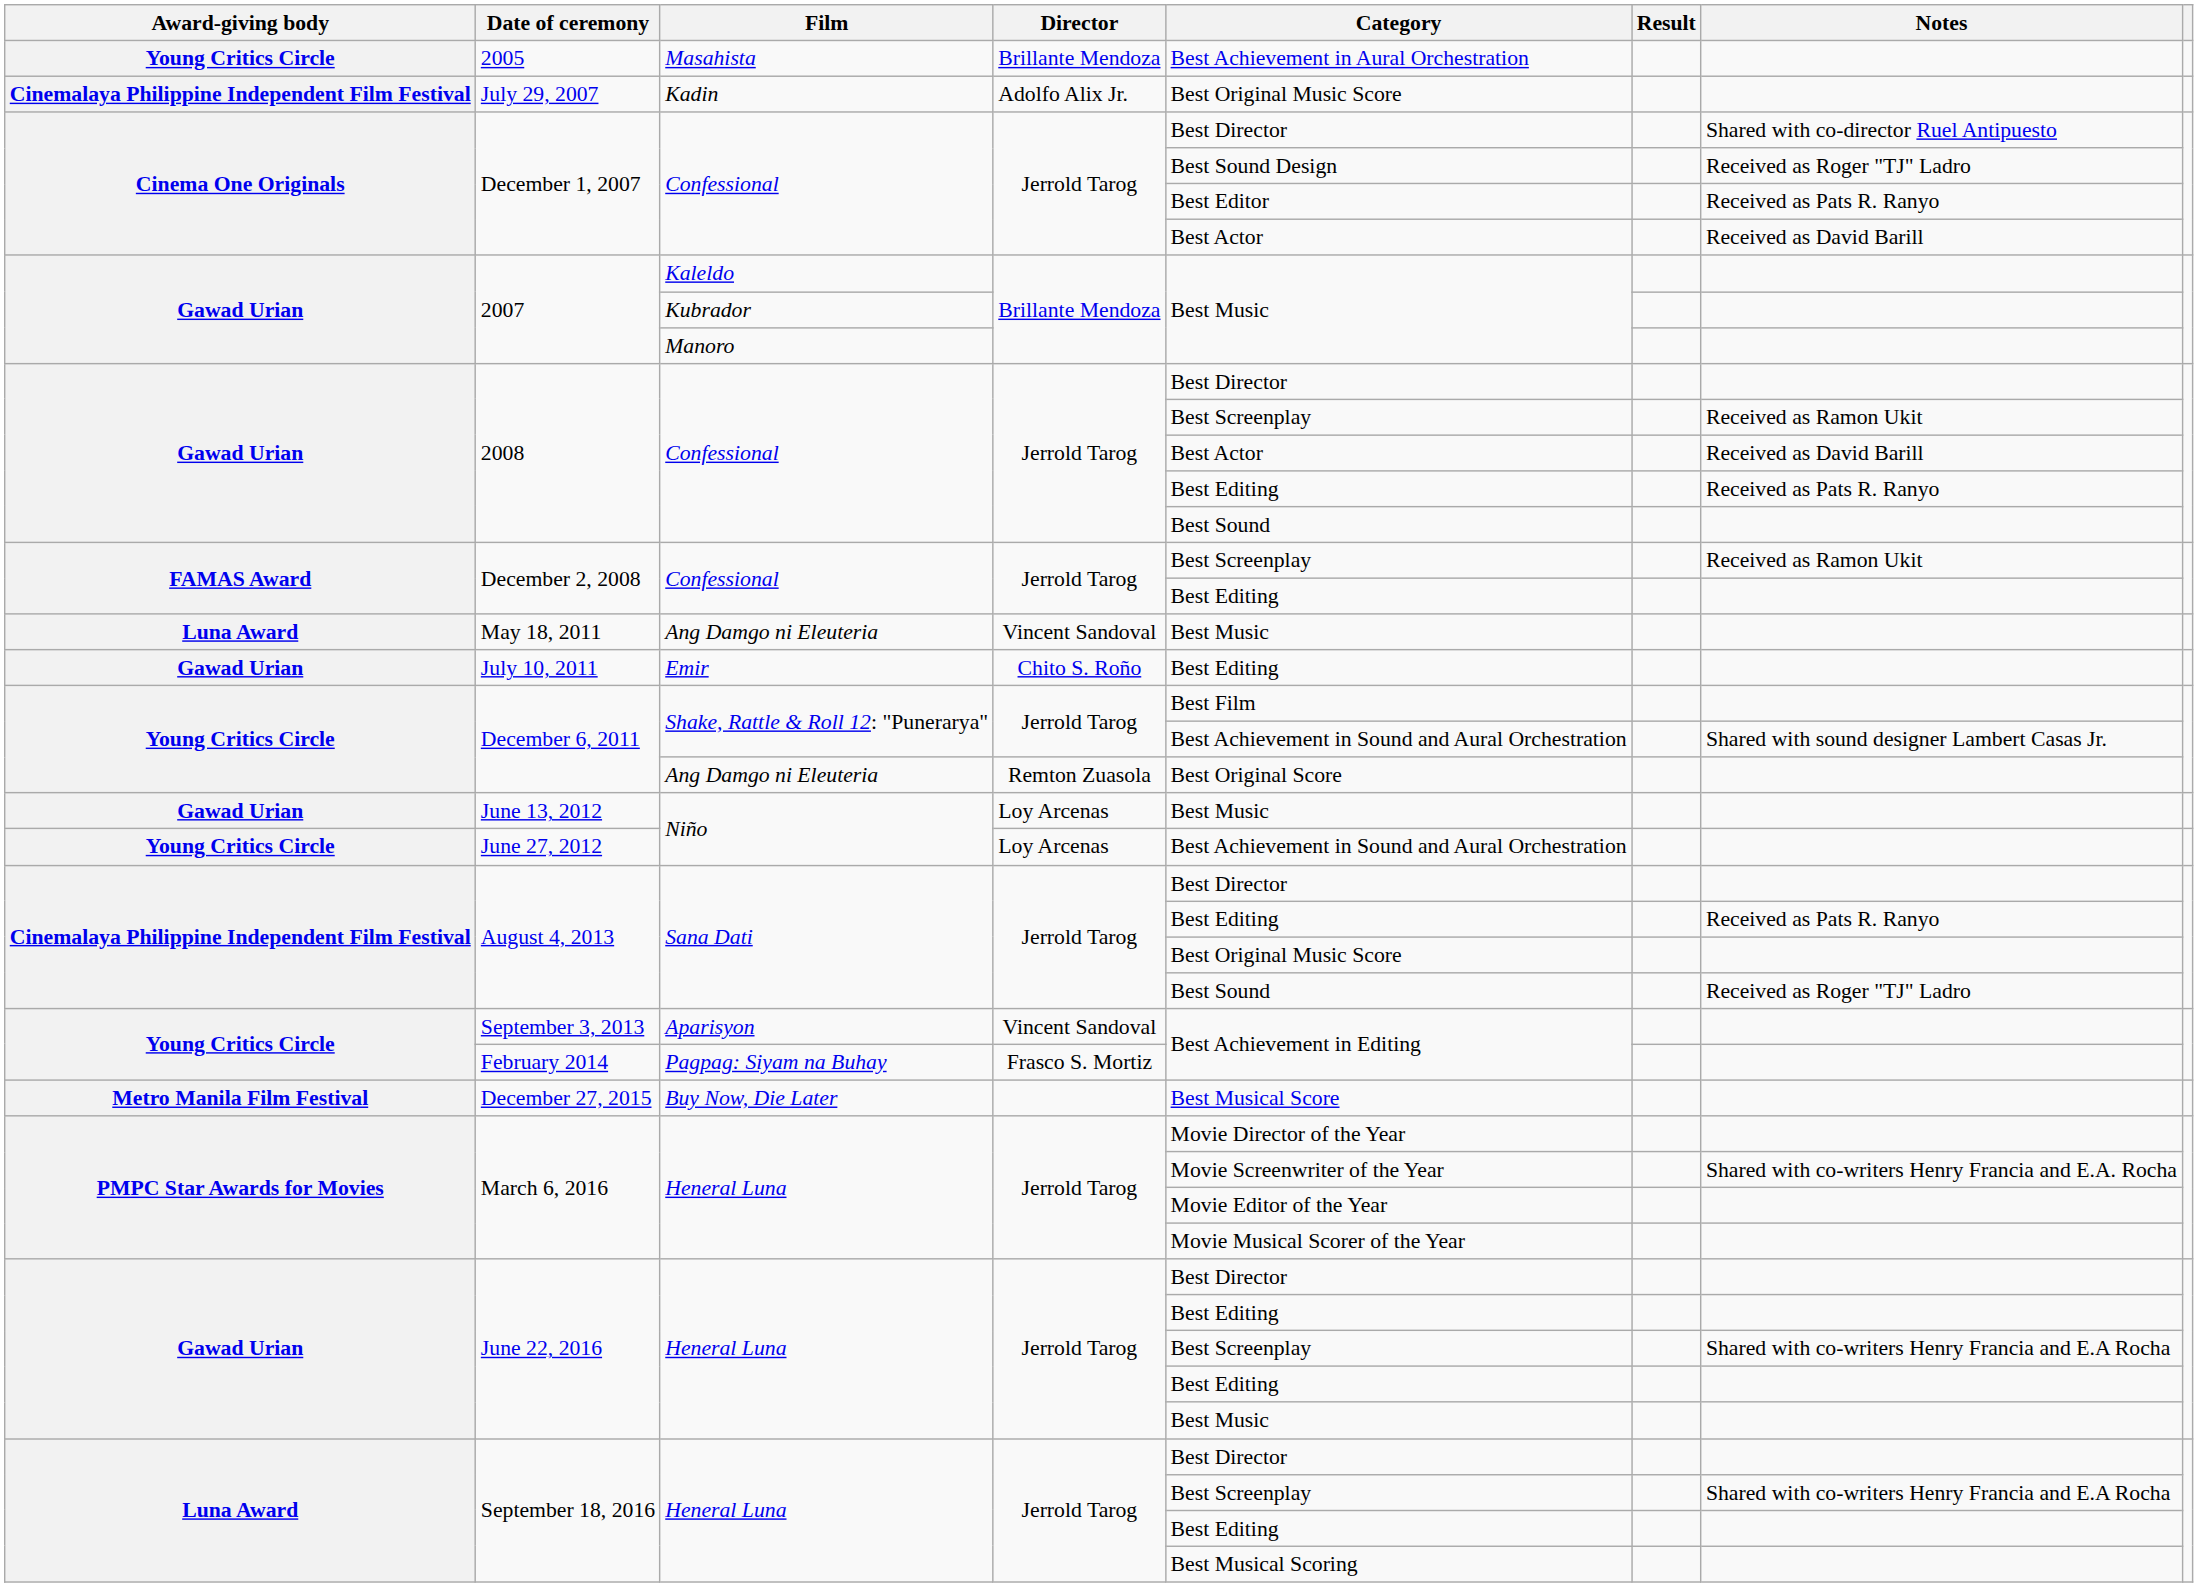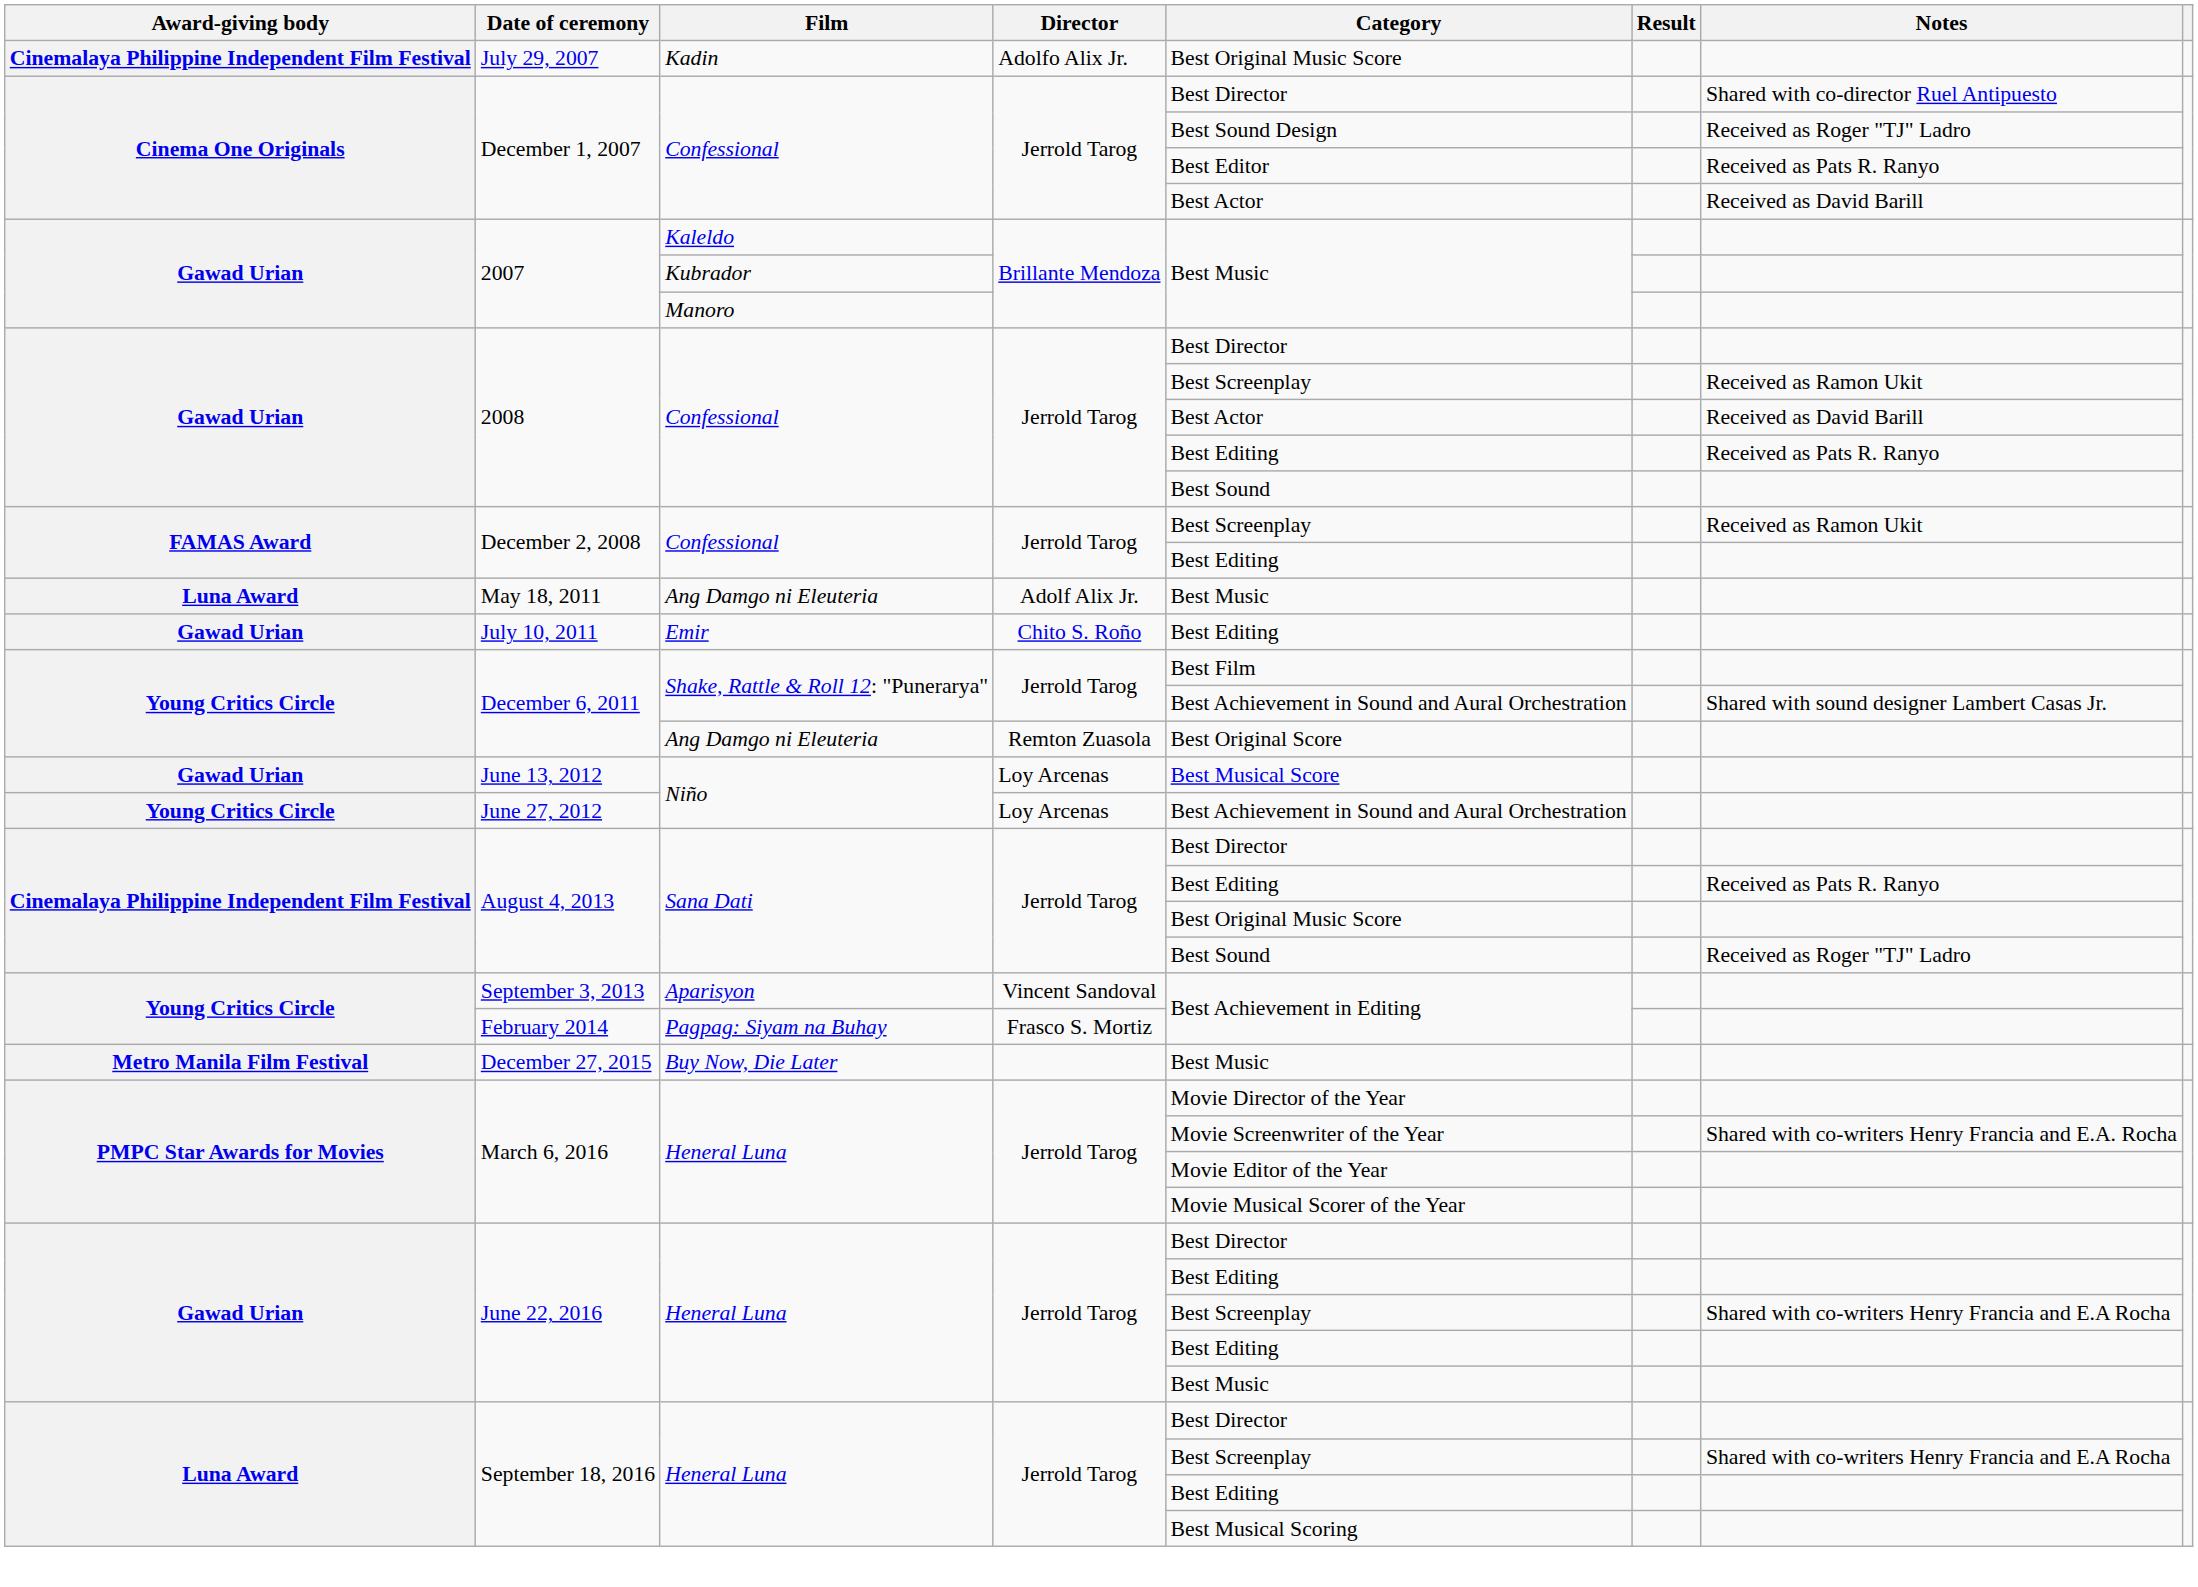- row: (503, 58)
(1079, 631) Vincent Sandoval -> (1079, 596) Adolf Alix Jr.
(1220, 811) Best Music -> (1255, 775) Best Musical Score
(1255, 1097) Best Musical Score -> (1220, 1061) Best Music
